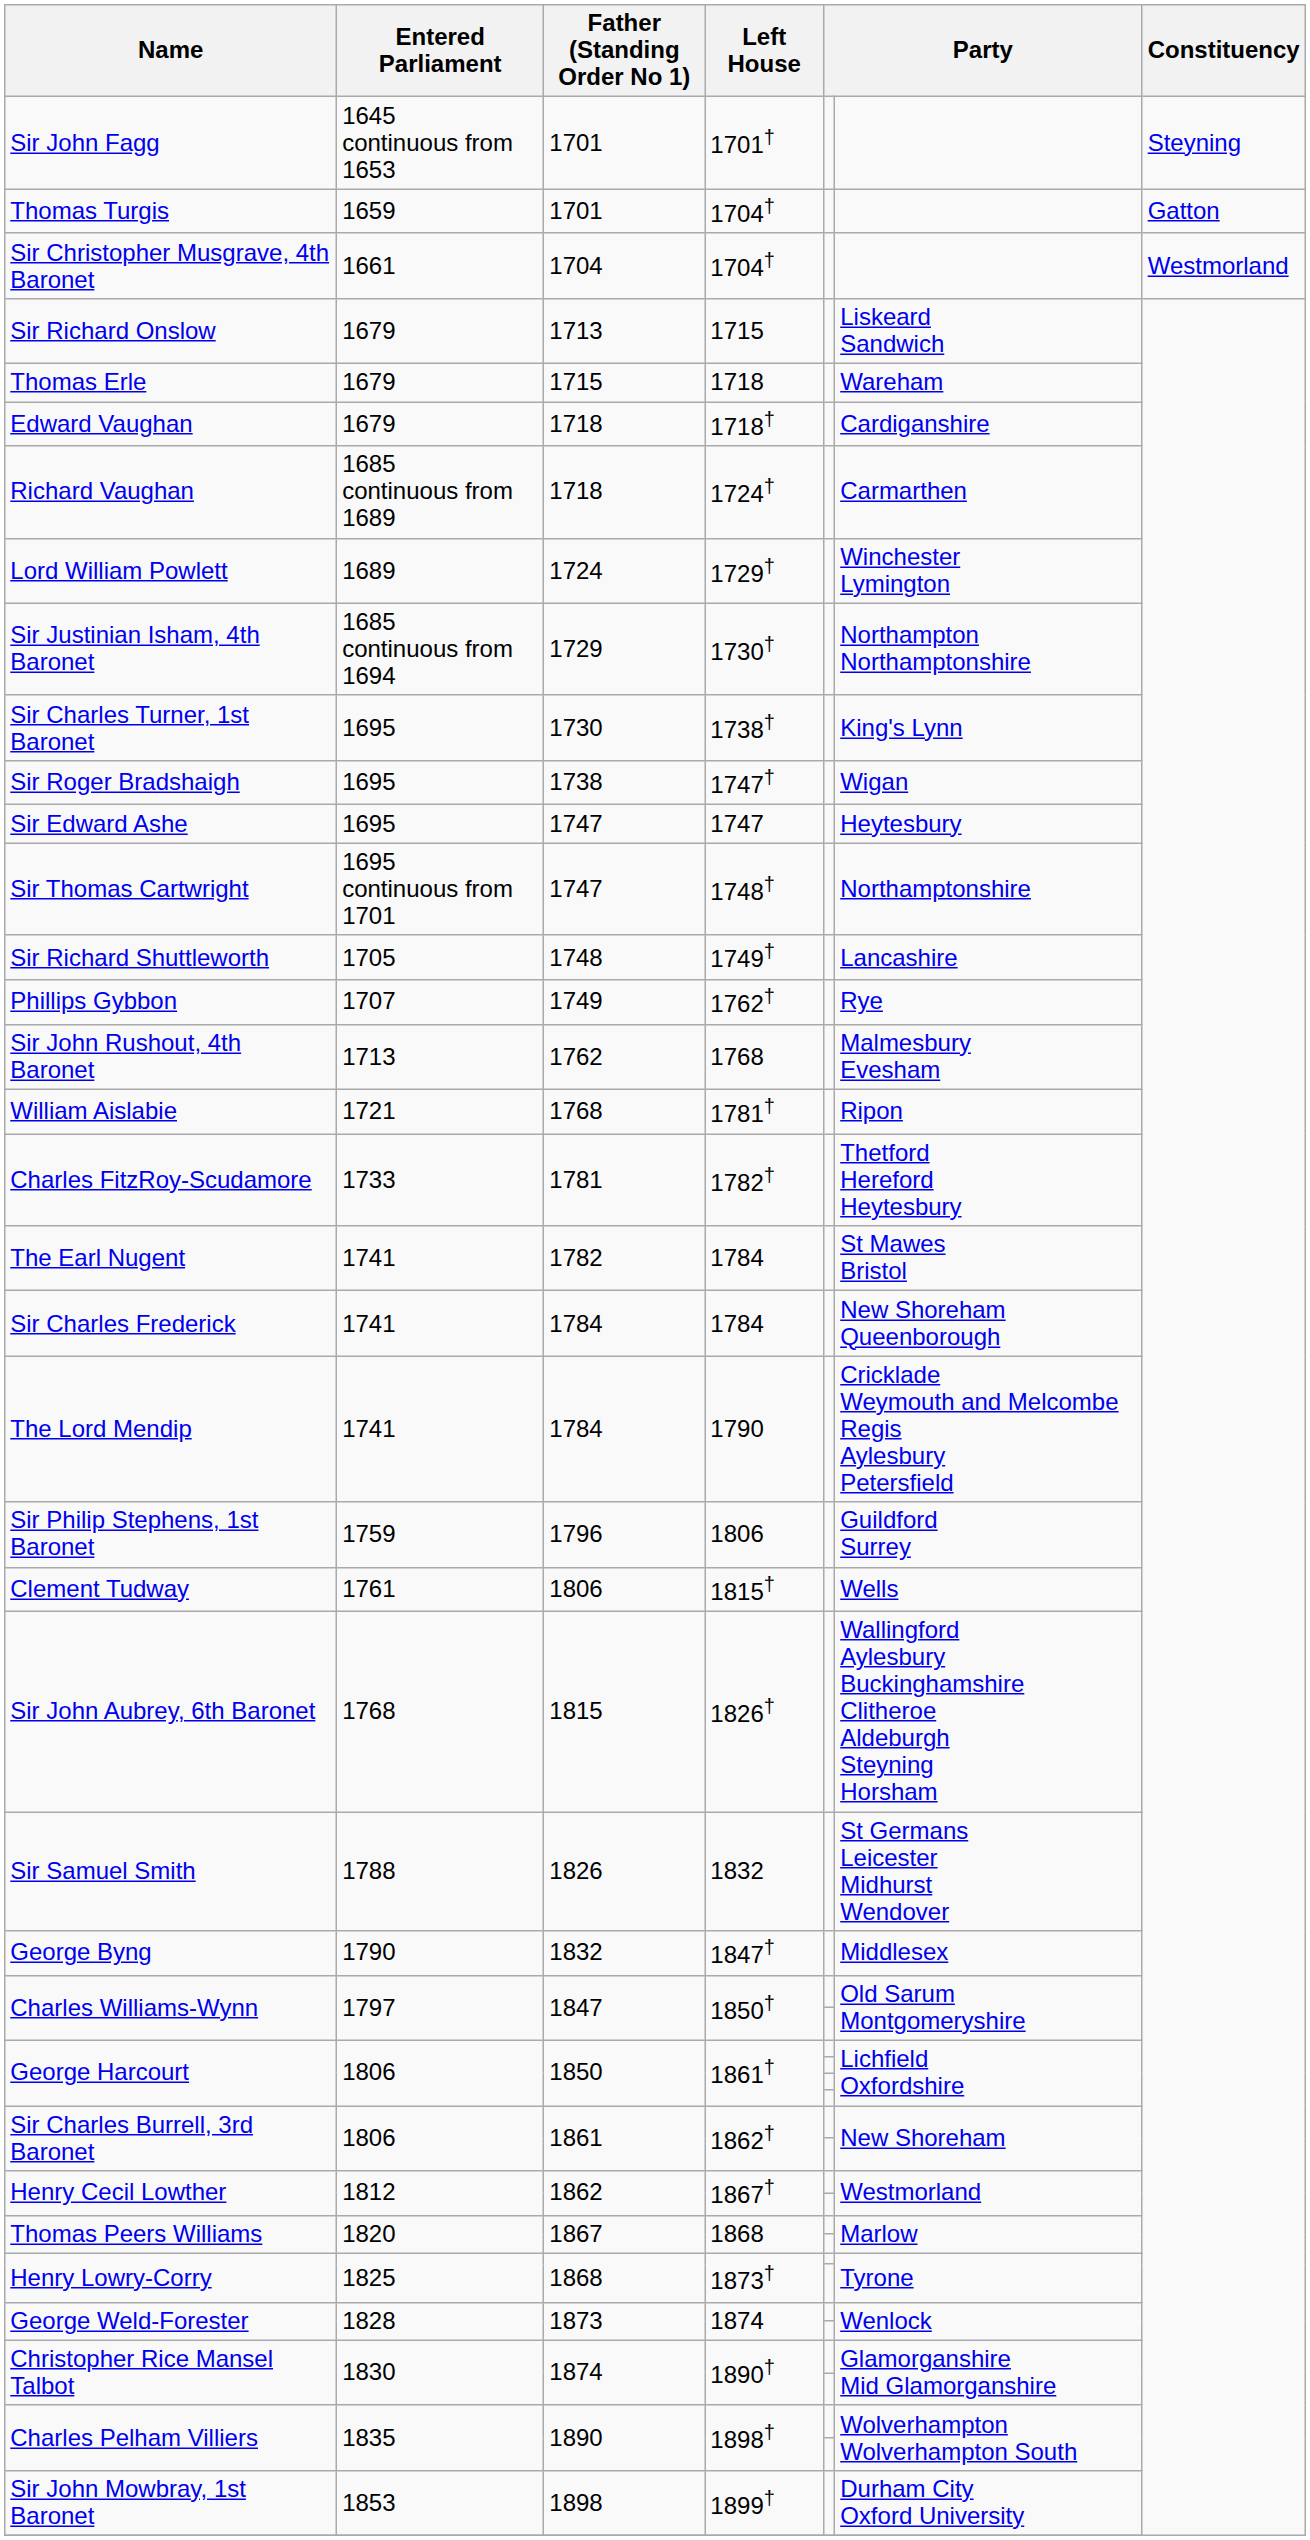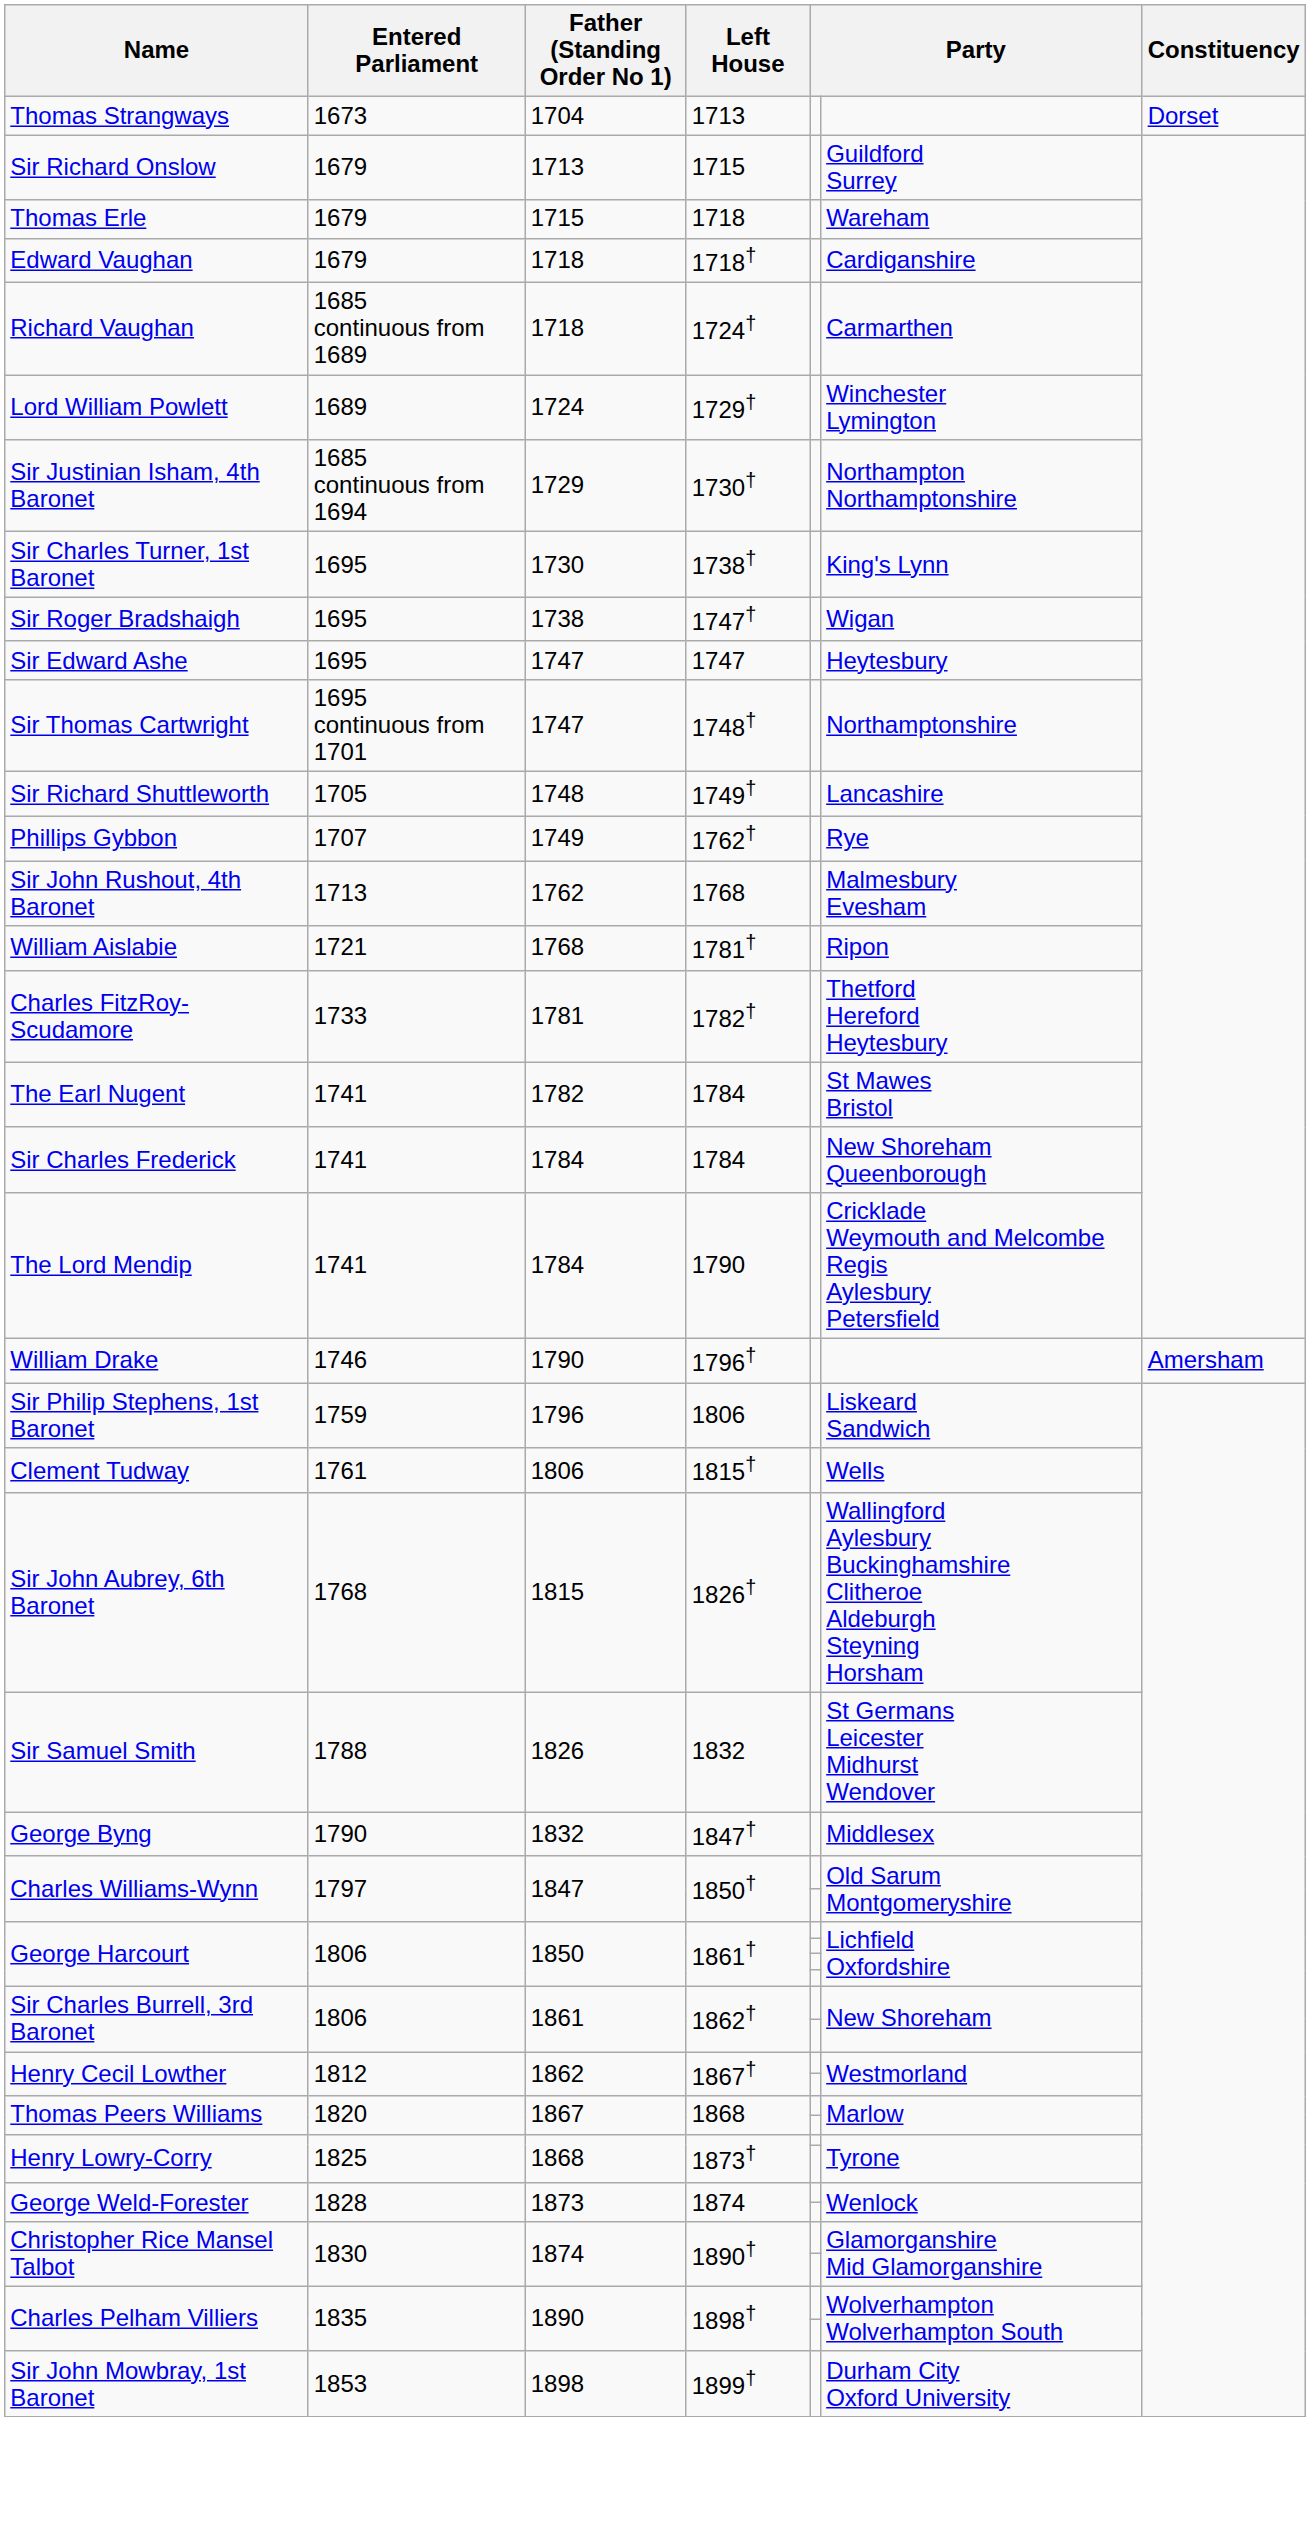- row: (85, 142)
- row: (90, 210)
- row: (170, 265)
+ row: (120, 115)
(892, 330) Liskeard Sandwich -> (875, 167) Guildford Surrey
+ row: (84, 1360)
(889, 1534) Guildford Surrey -> (878, 1415) Liskeard Sandwich
